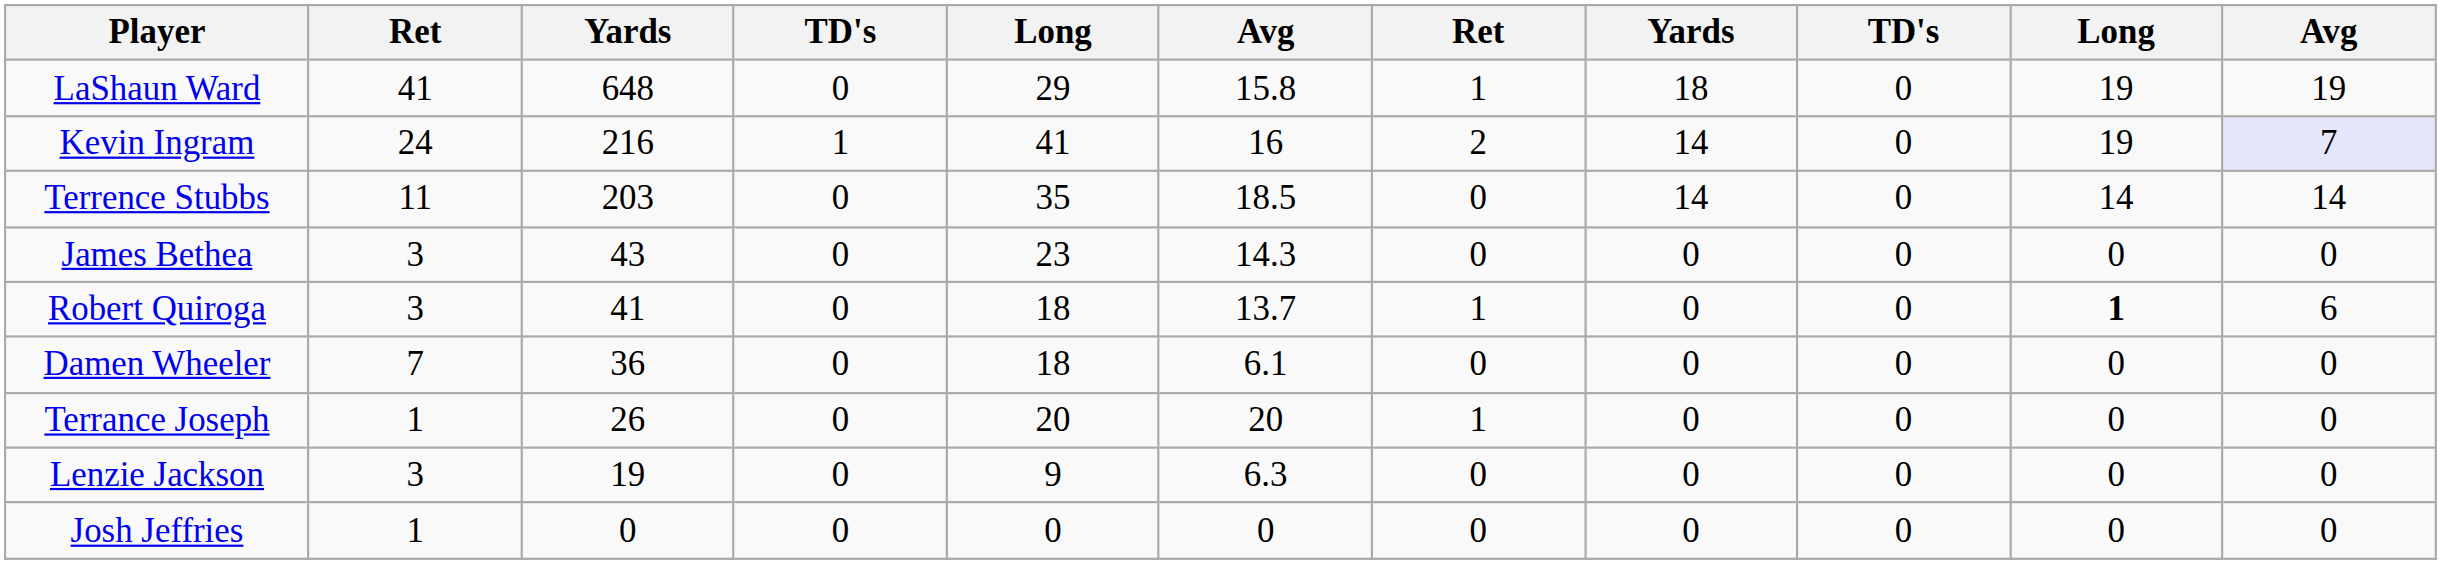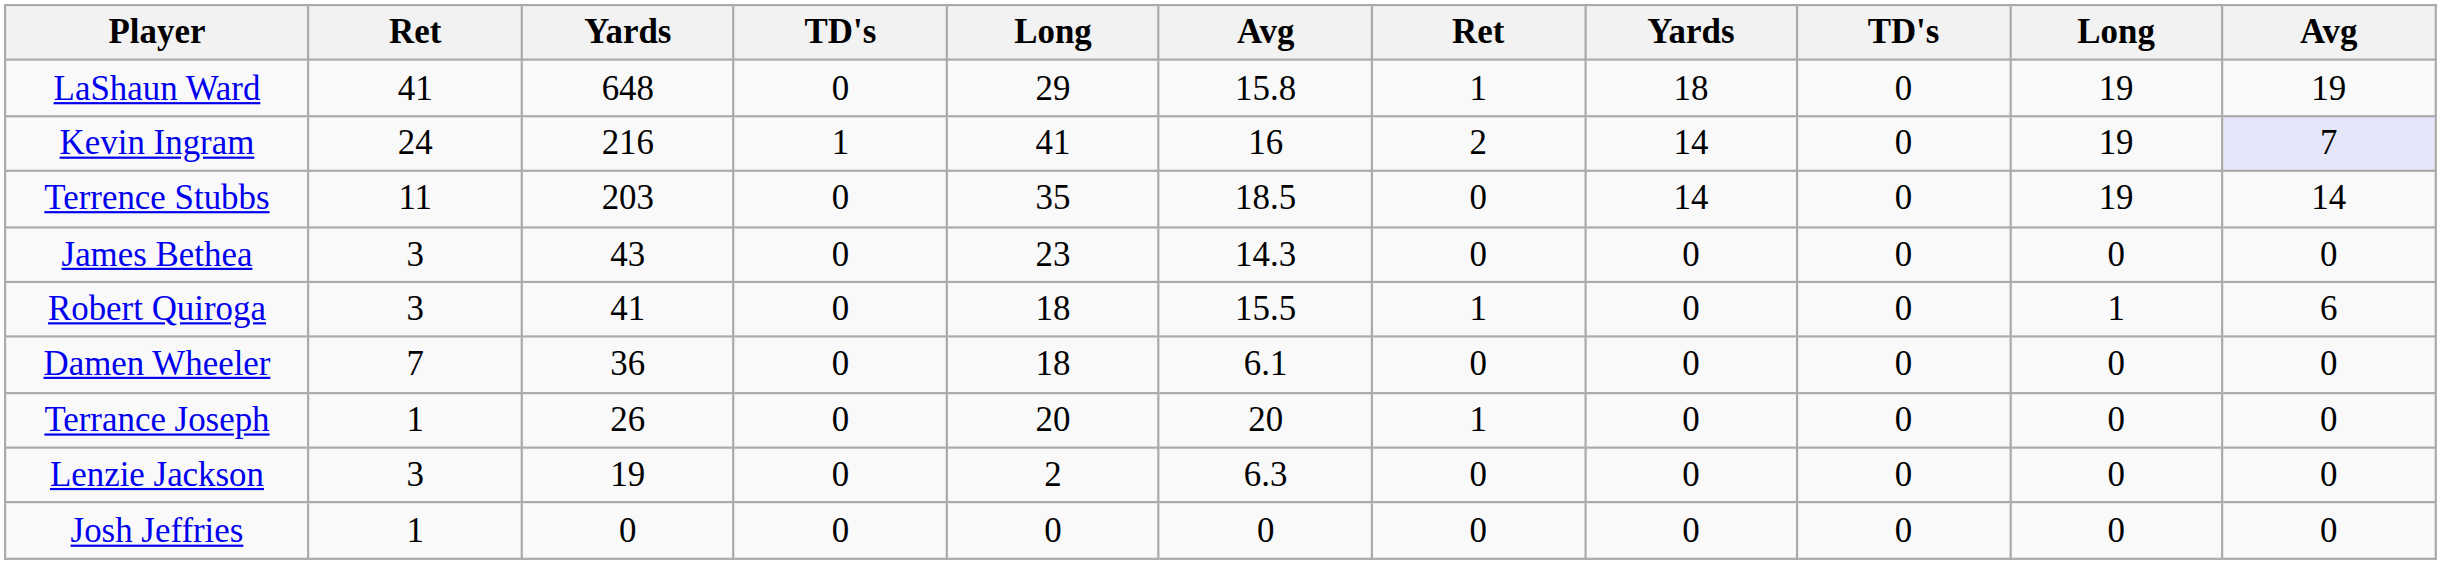(2116, 198) 14 -> (2116, 198) 19
(1266, 308) 13.7 -> (1266, 308) 15.5
(2116, 308) bold -> (2116, 308) normal
(1053, 474) 9 -> (1053, 474) 2
